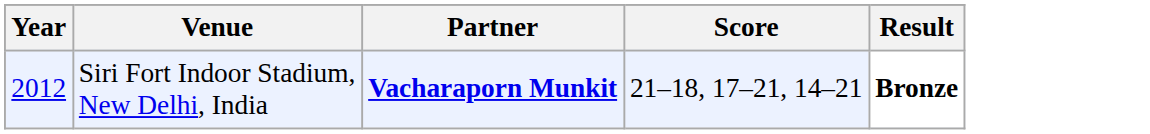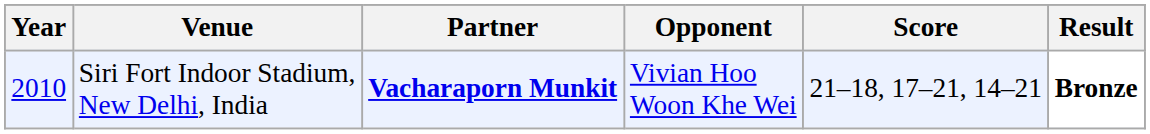+ column: (713, 27)
(39, 88) 2012 -> (39, 88) 2010
